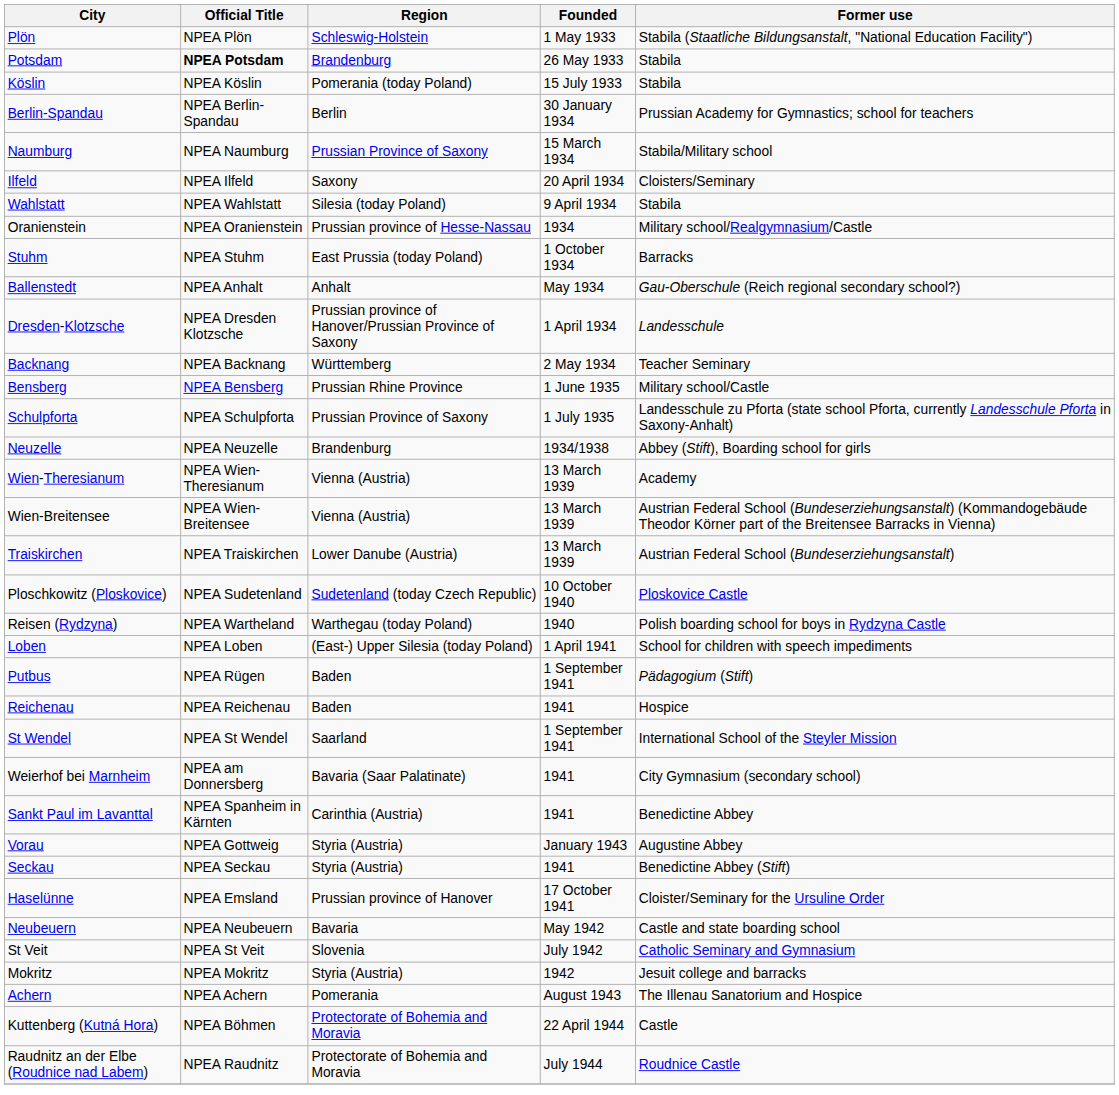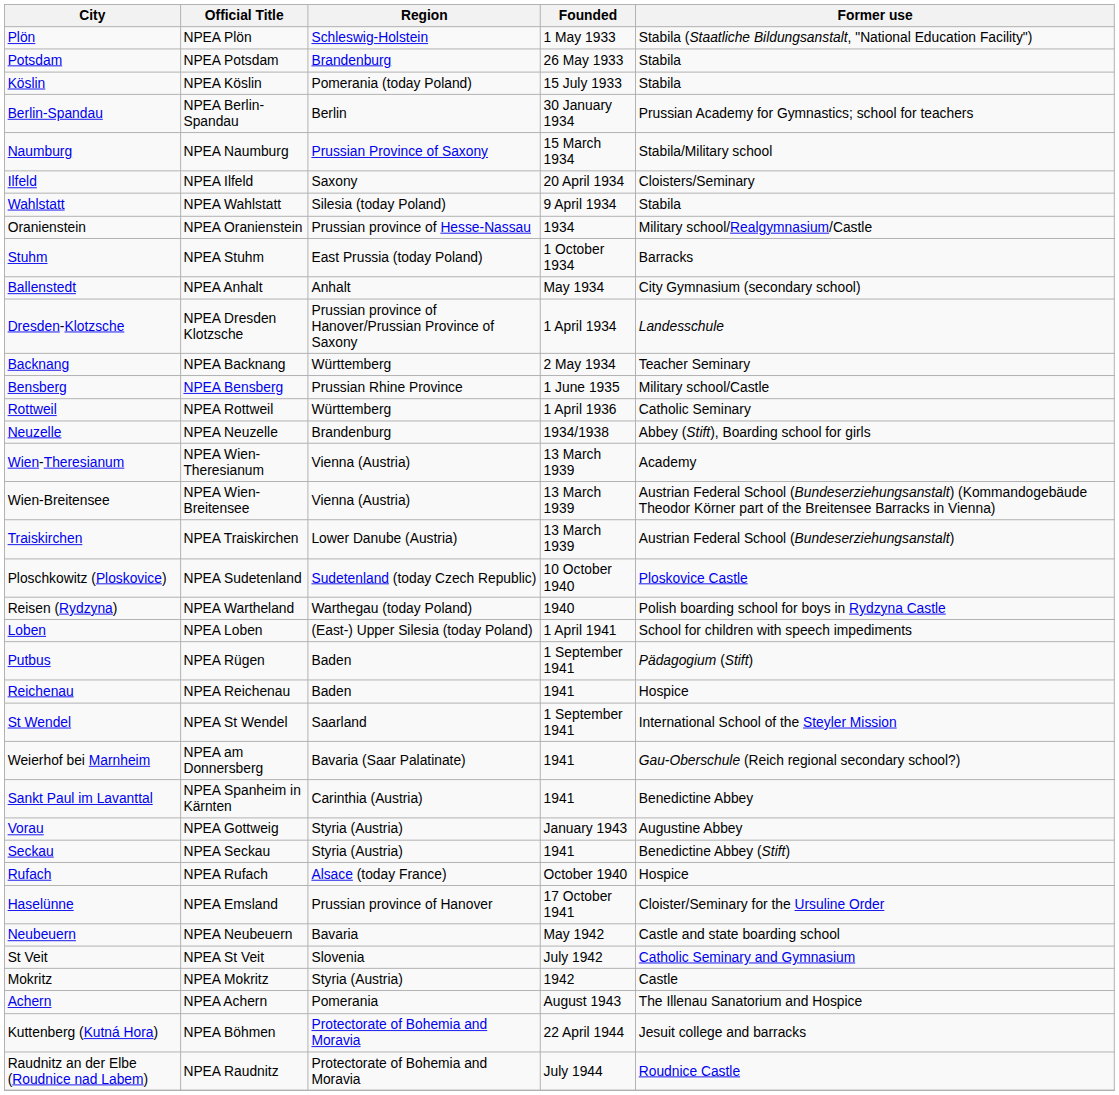(233, 60) bold -> (231, 60) normal
(800, 287) Gau-Oberschule (Reich regional secondary school?) -> (750, 287) City Gymnasium (secondary school)
- row: (43, 417)
+ row: (32, 409)
(750, 775) City Gymnasium (secondary school) -> (800, 759) Gau-Oberschule (Reich regional secondary school?)
+ row: (30, 873)
(722, 972) Jesuit college and barracks -> (658, 979) Castle
(658, 1025) Castle -> (722, 1032) Jesuit college and barracks
